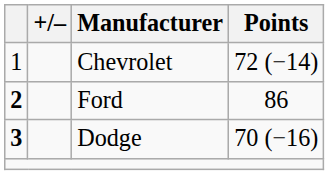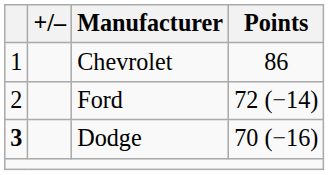(276, 61) 72 (−14) -> (276, 61) 86
(16, 100) bold -> (16, 100) normal
(276, 100) 86 -> (276, 100) 72 (−14)
